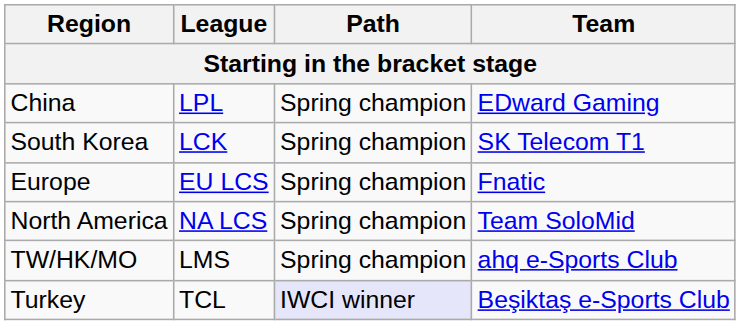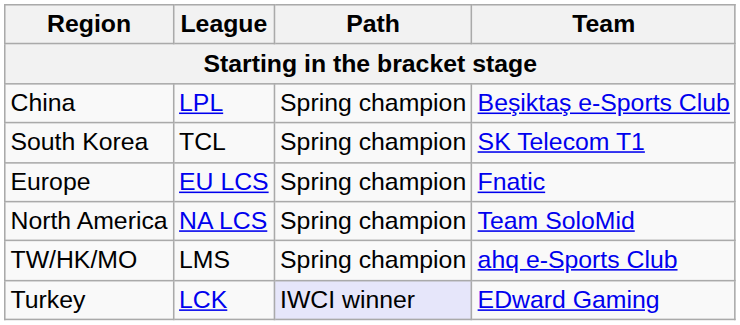(569, 102) EDward Gaming -> (604, 102) Beşiktaş e-Sports Club
(203, 142) LCK -> (202, 142) TCL
(202, 299) TCL -> (203, 299) LCK
(604, 299) Beşiktaş e-Sports Club -> (569, 299) EDward Gaming
